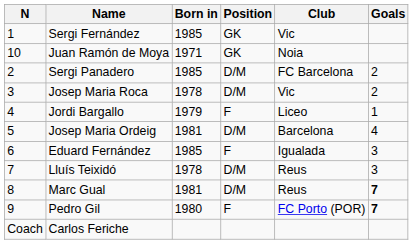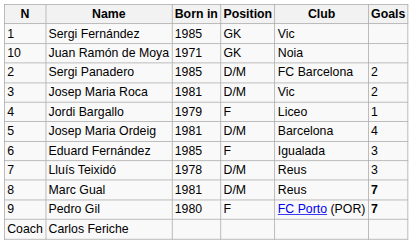(188, 92) 1978 -> (188, 92) 1981
